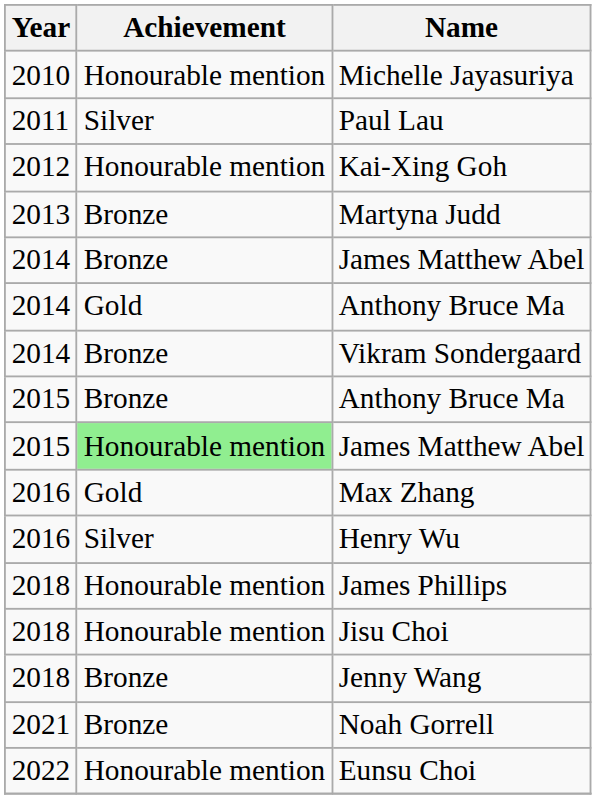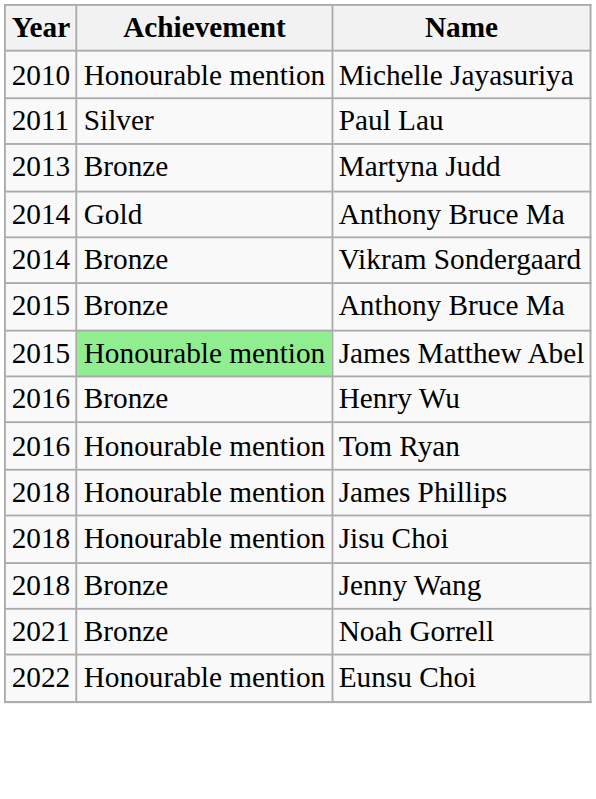- row: (41, 167)
- row: (41, 259)
- row: (41, 492)
(119, 538) Silver -> (126, 399) Bronze
+ row: (41, 445)
